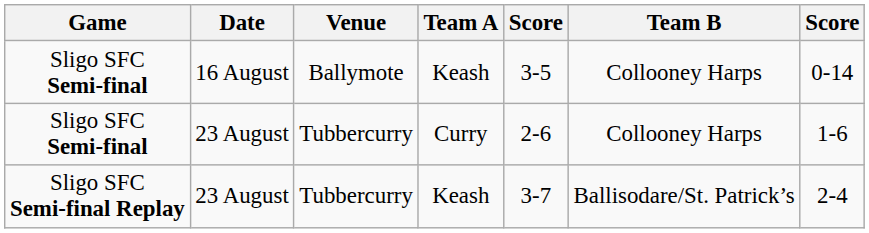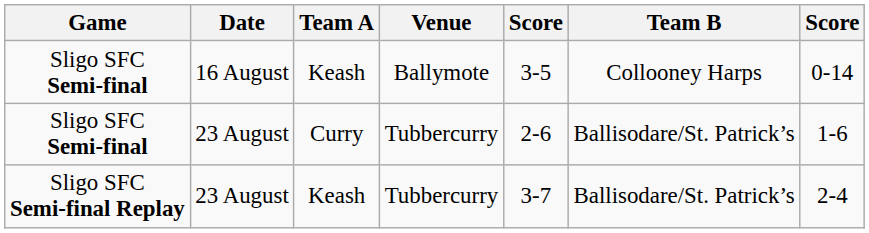columns swapped: (356, 22) <-> (461, 22)
(684, 133) Collooney Harps -> (684, 133) Ballisodare/St. Patrick’s
